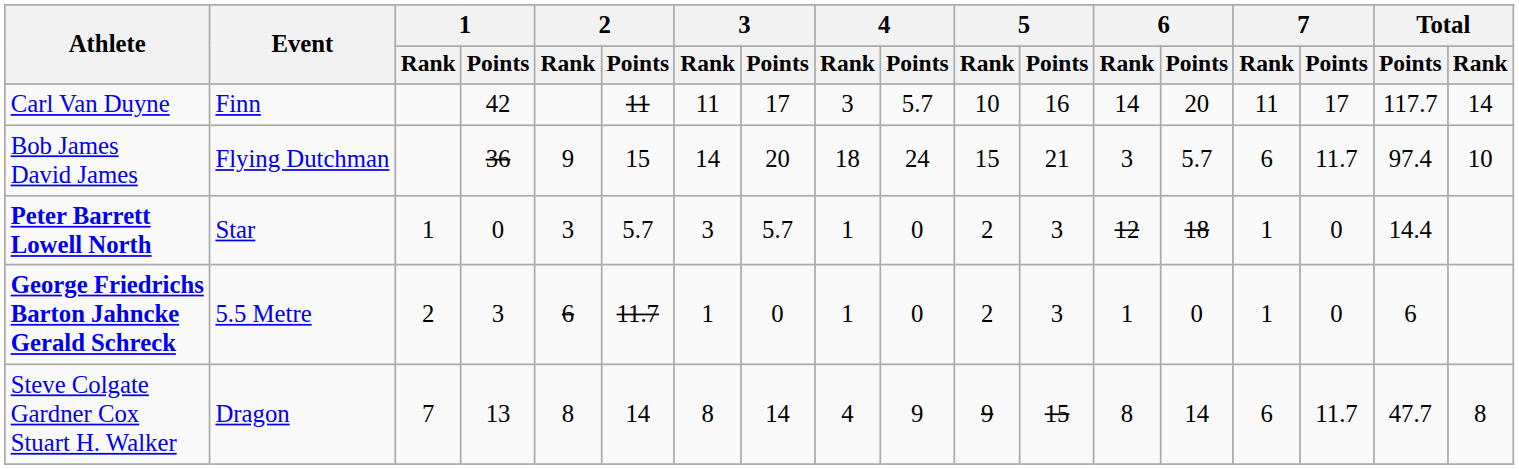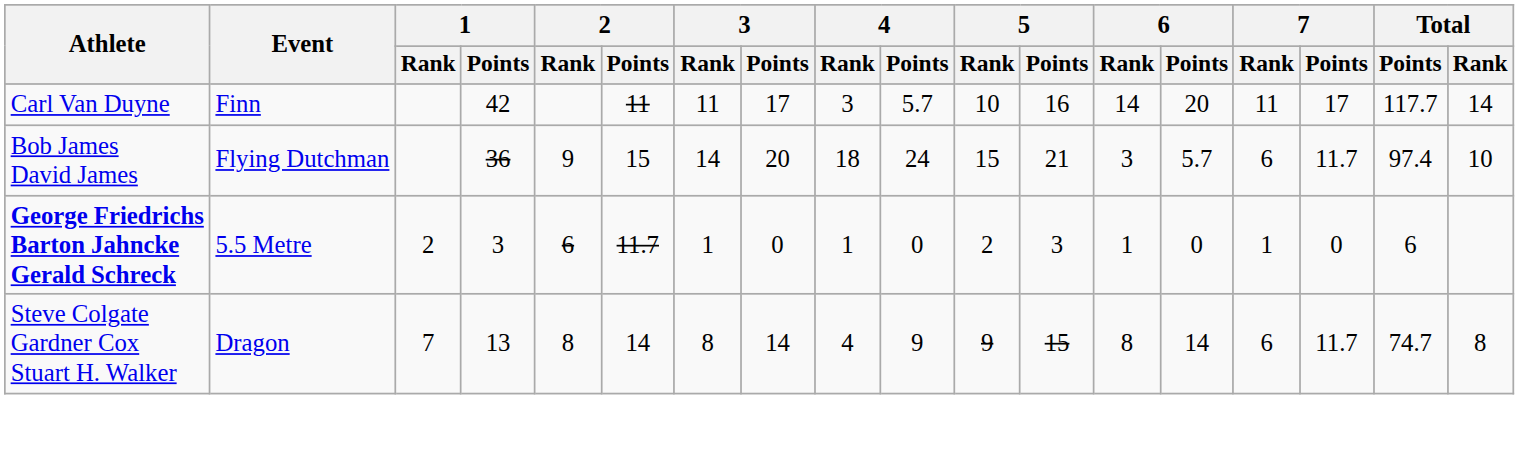- row: (81, 230)
(1410, 414) 47.7 -> (1410, 344) 74.7
